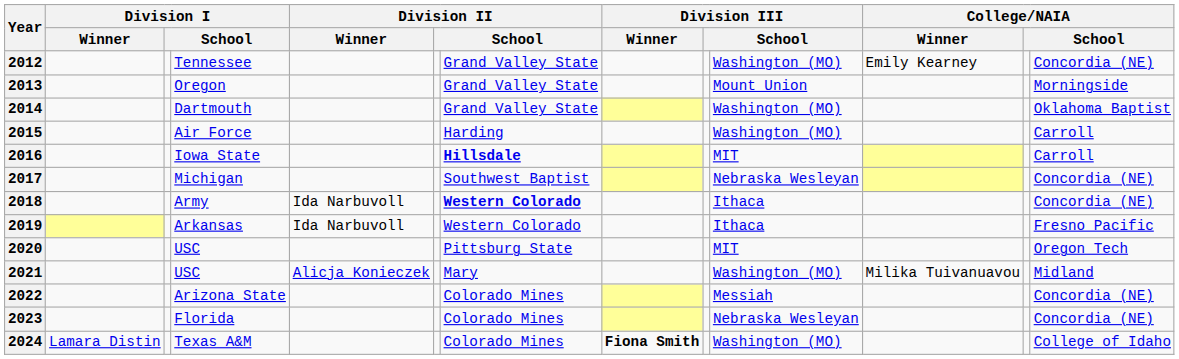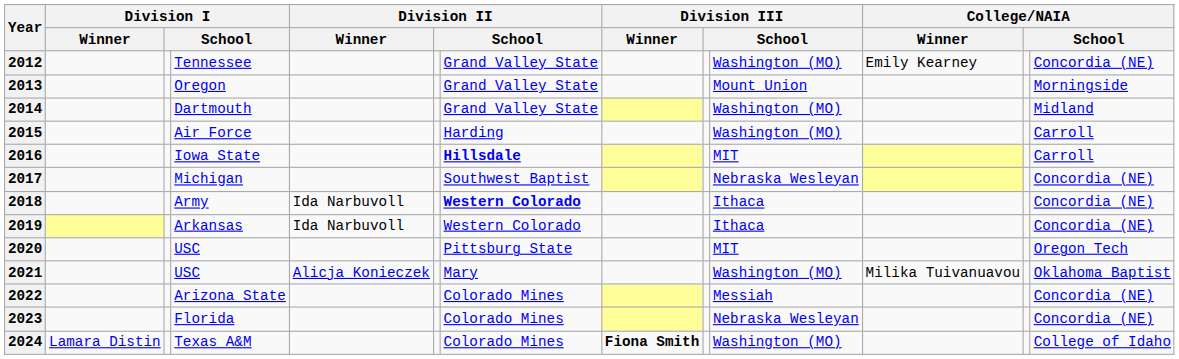(1102, 109) Oklahoma Baptist -> (1064, 109) Midland
(1094, 226) Fresno Pacific -> (1094, 226) Concordia (NE)
(1064, 273) Midland -> (1102, 273) Oklahoma Baptist
